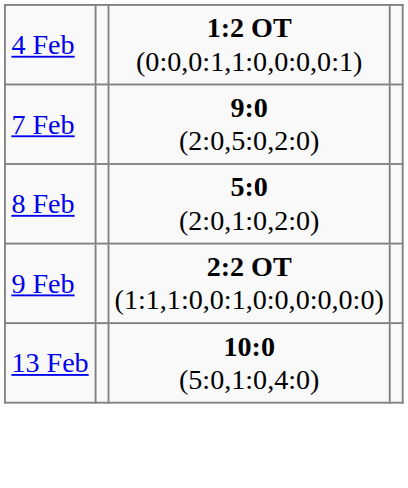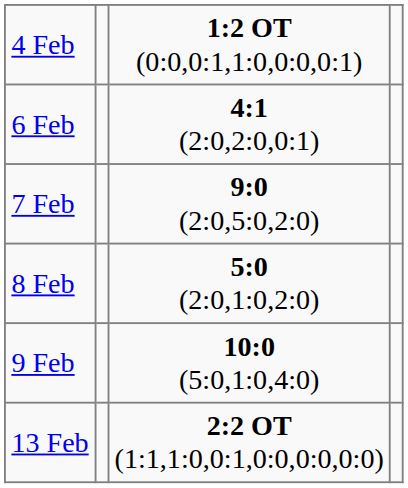+ row: (43, 123)
(249, 282) 2:2 OT (1:1,1:0,0:1,0:0,0:0,0:0) -> (249, 362) 10:0 (5:0,1:0,4:0)
(249, 362) 10:0 (5:0,1:0,4:0) -> (249, 442) 2:2 OT (1:1,1:0,0:1,0:0,0:0,0:0)
